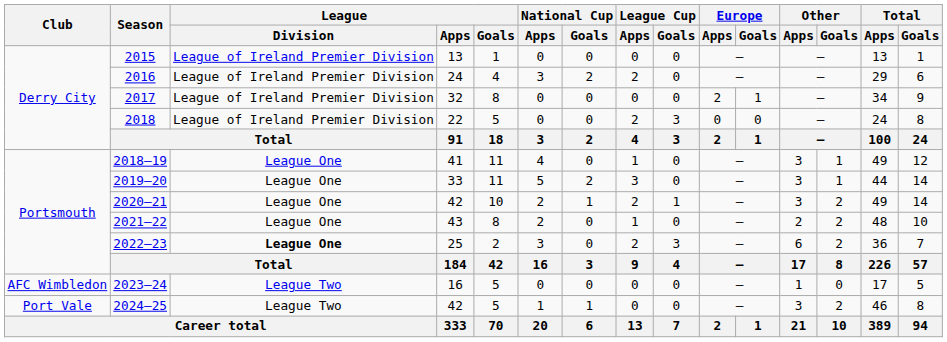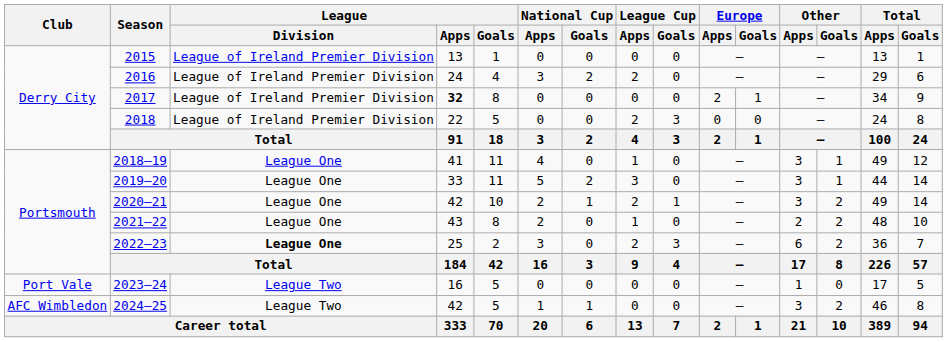(455, 98) normal -> (455, 98) bold
(57, 285) AFC Wimbledon -> (57, 285) Port Vale
(57, 306) Port Vale -> (57, 306) AFC Wimbledon
